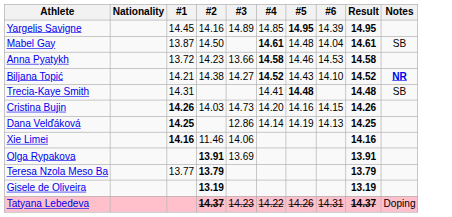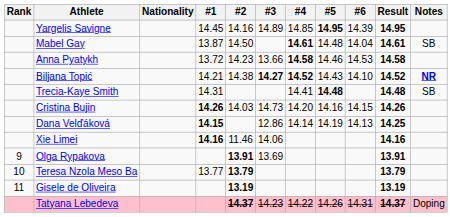+ column: (19, 12)
(241, 76) normal -> (271, 76) bold
(181, 124) 14.25 -> (211, 124) 14.15
